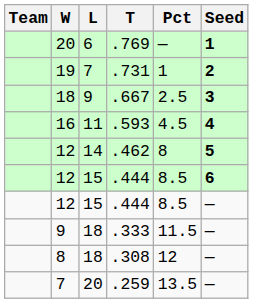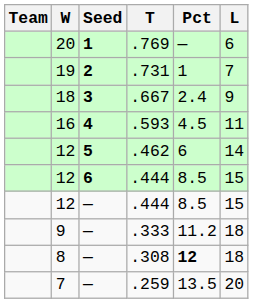columns swapped: (93, 18) <-> (225, 18)
(172, 98) 2.5 -> (192, 98) 2.4
(163, 151) 8 -> (182, 151) 6
(177, 232) 11.5 -> (197, 232) 11.2
(168, 258) normal -> (187, 258) bold
